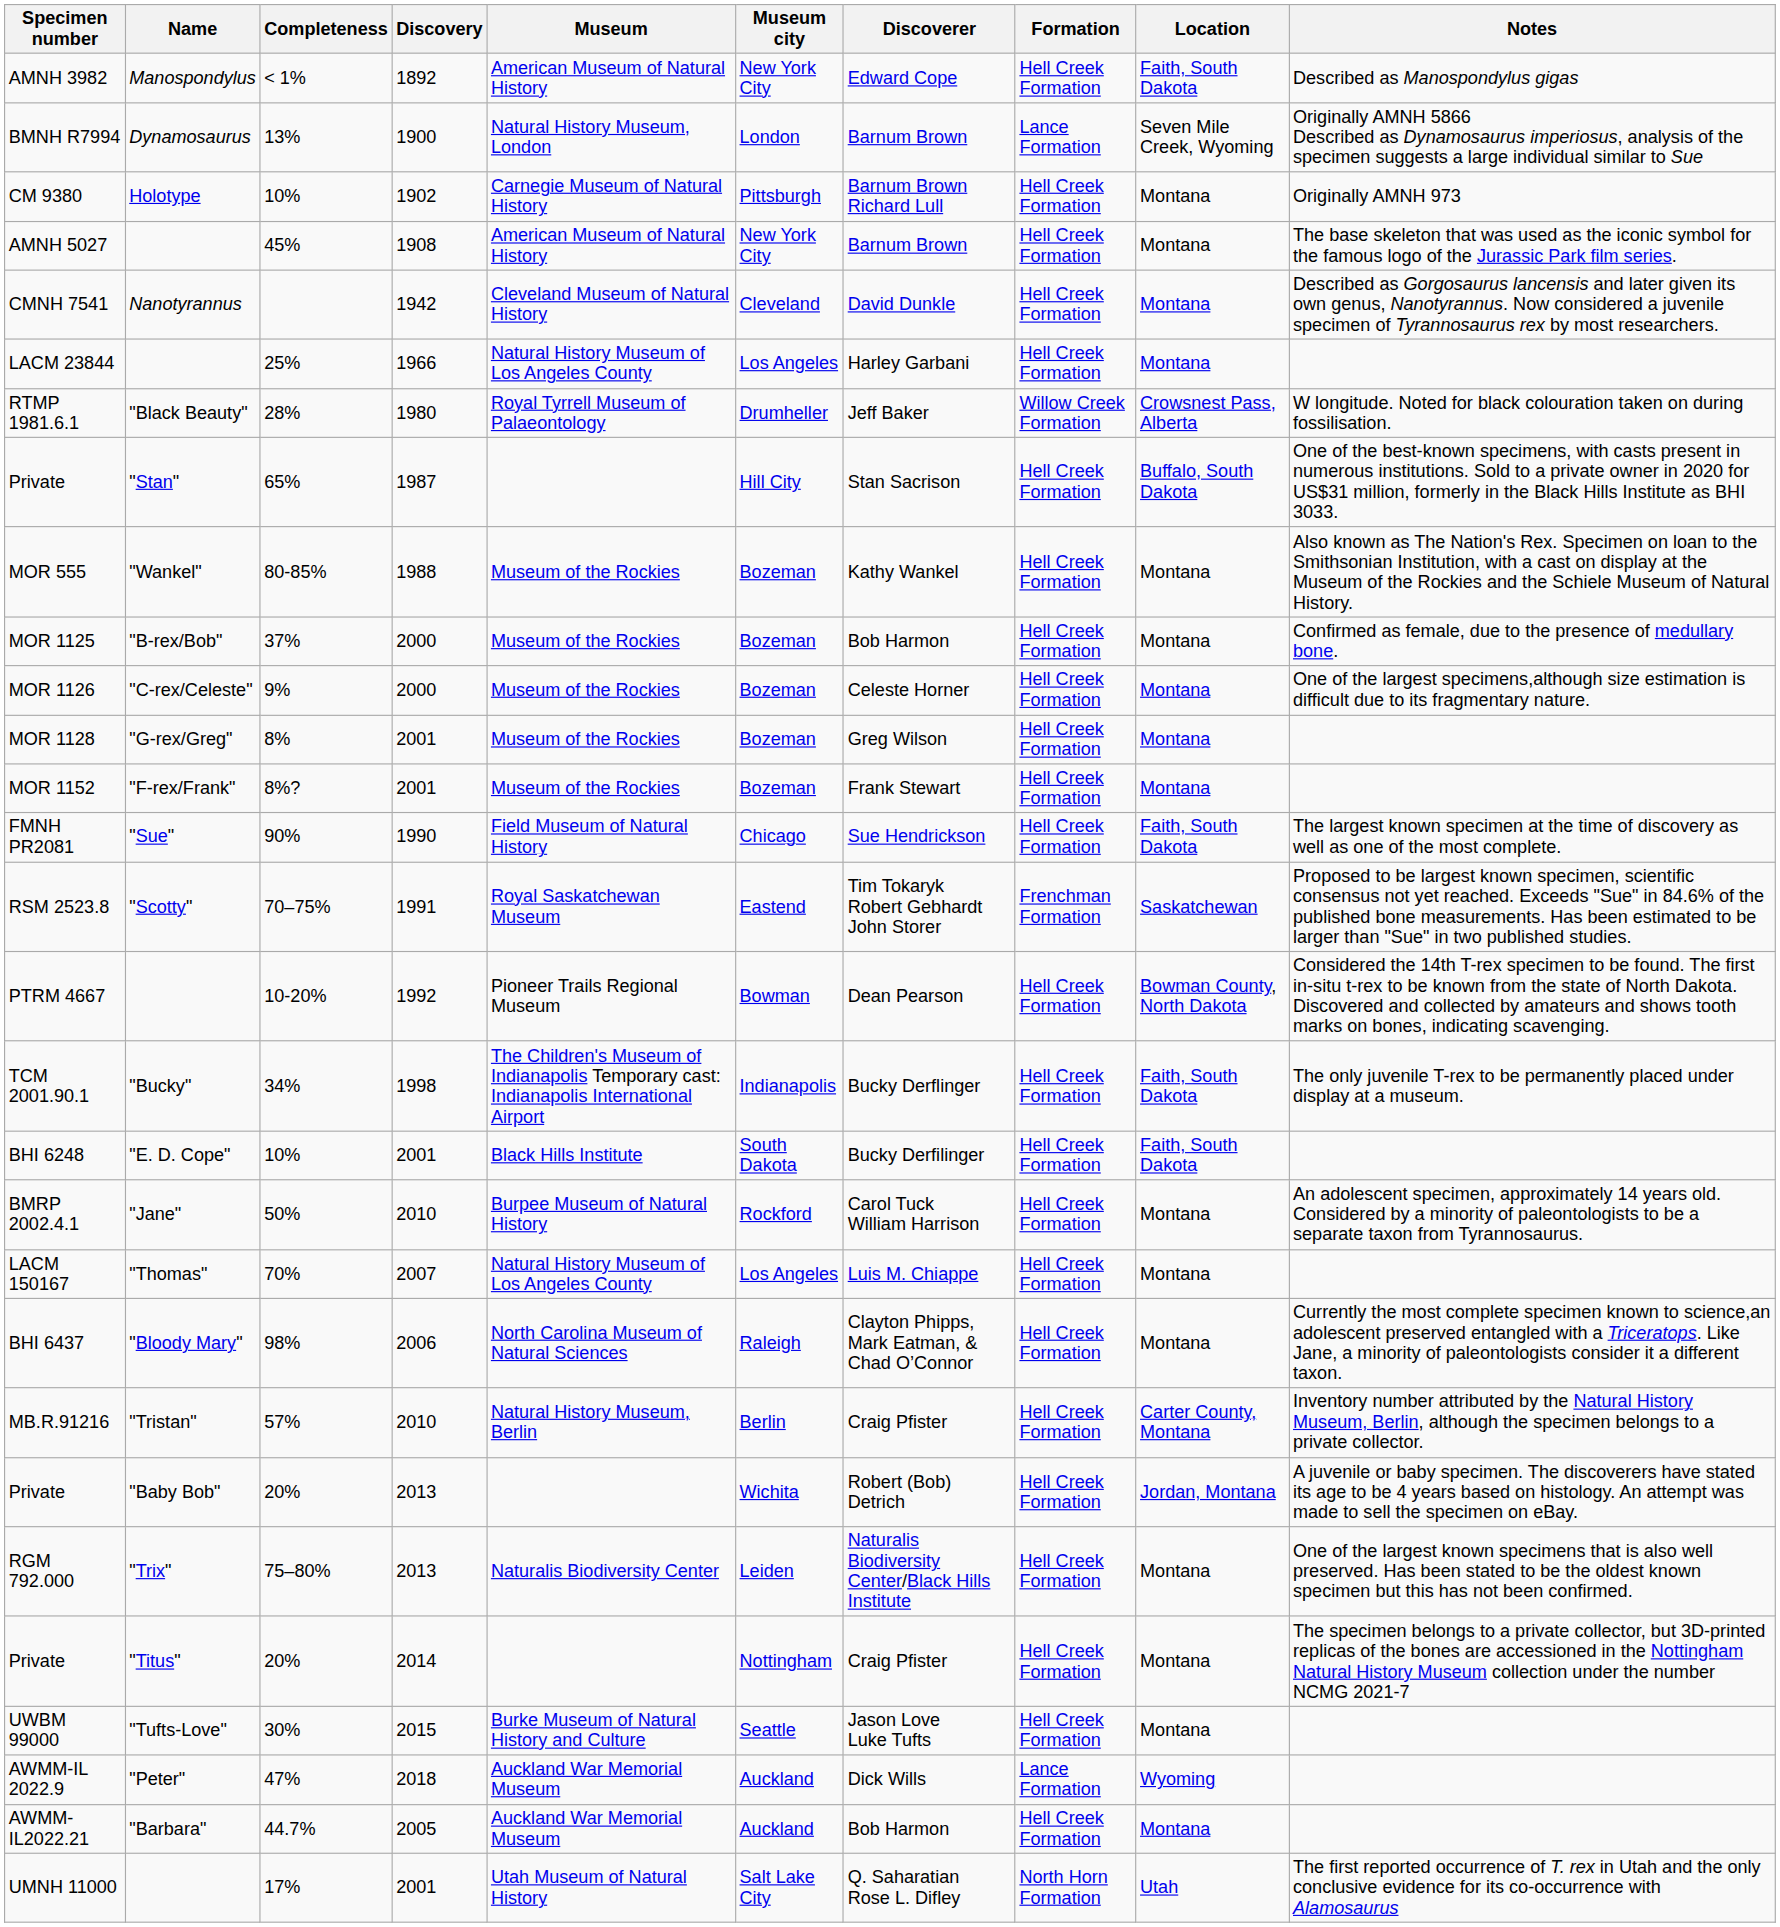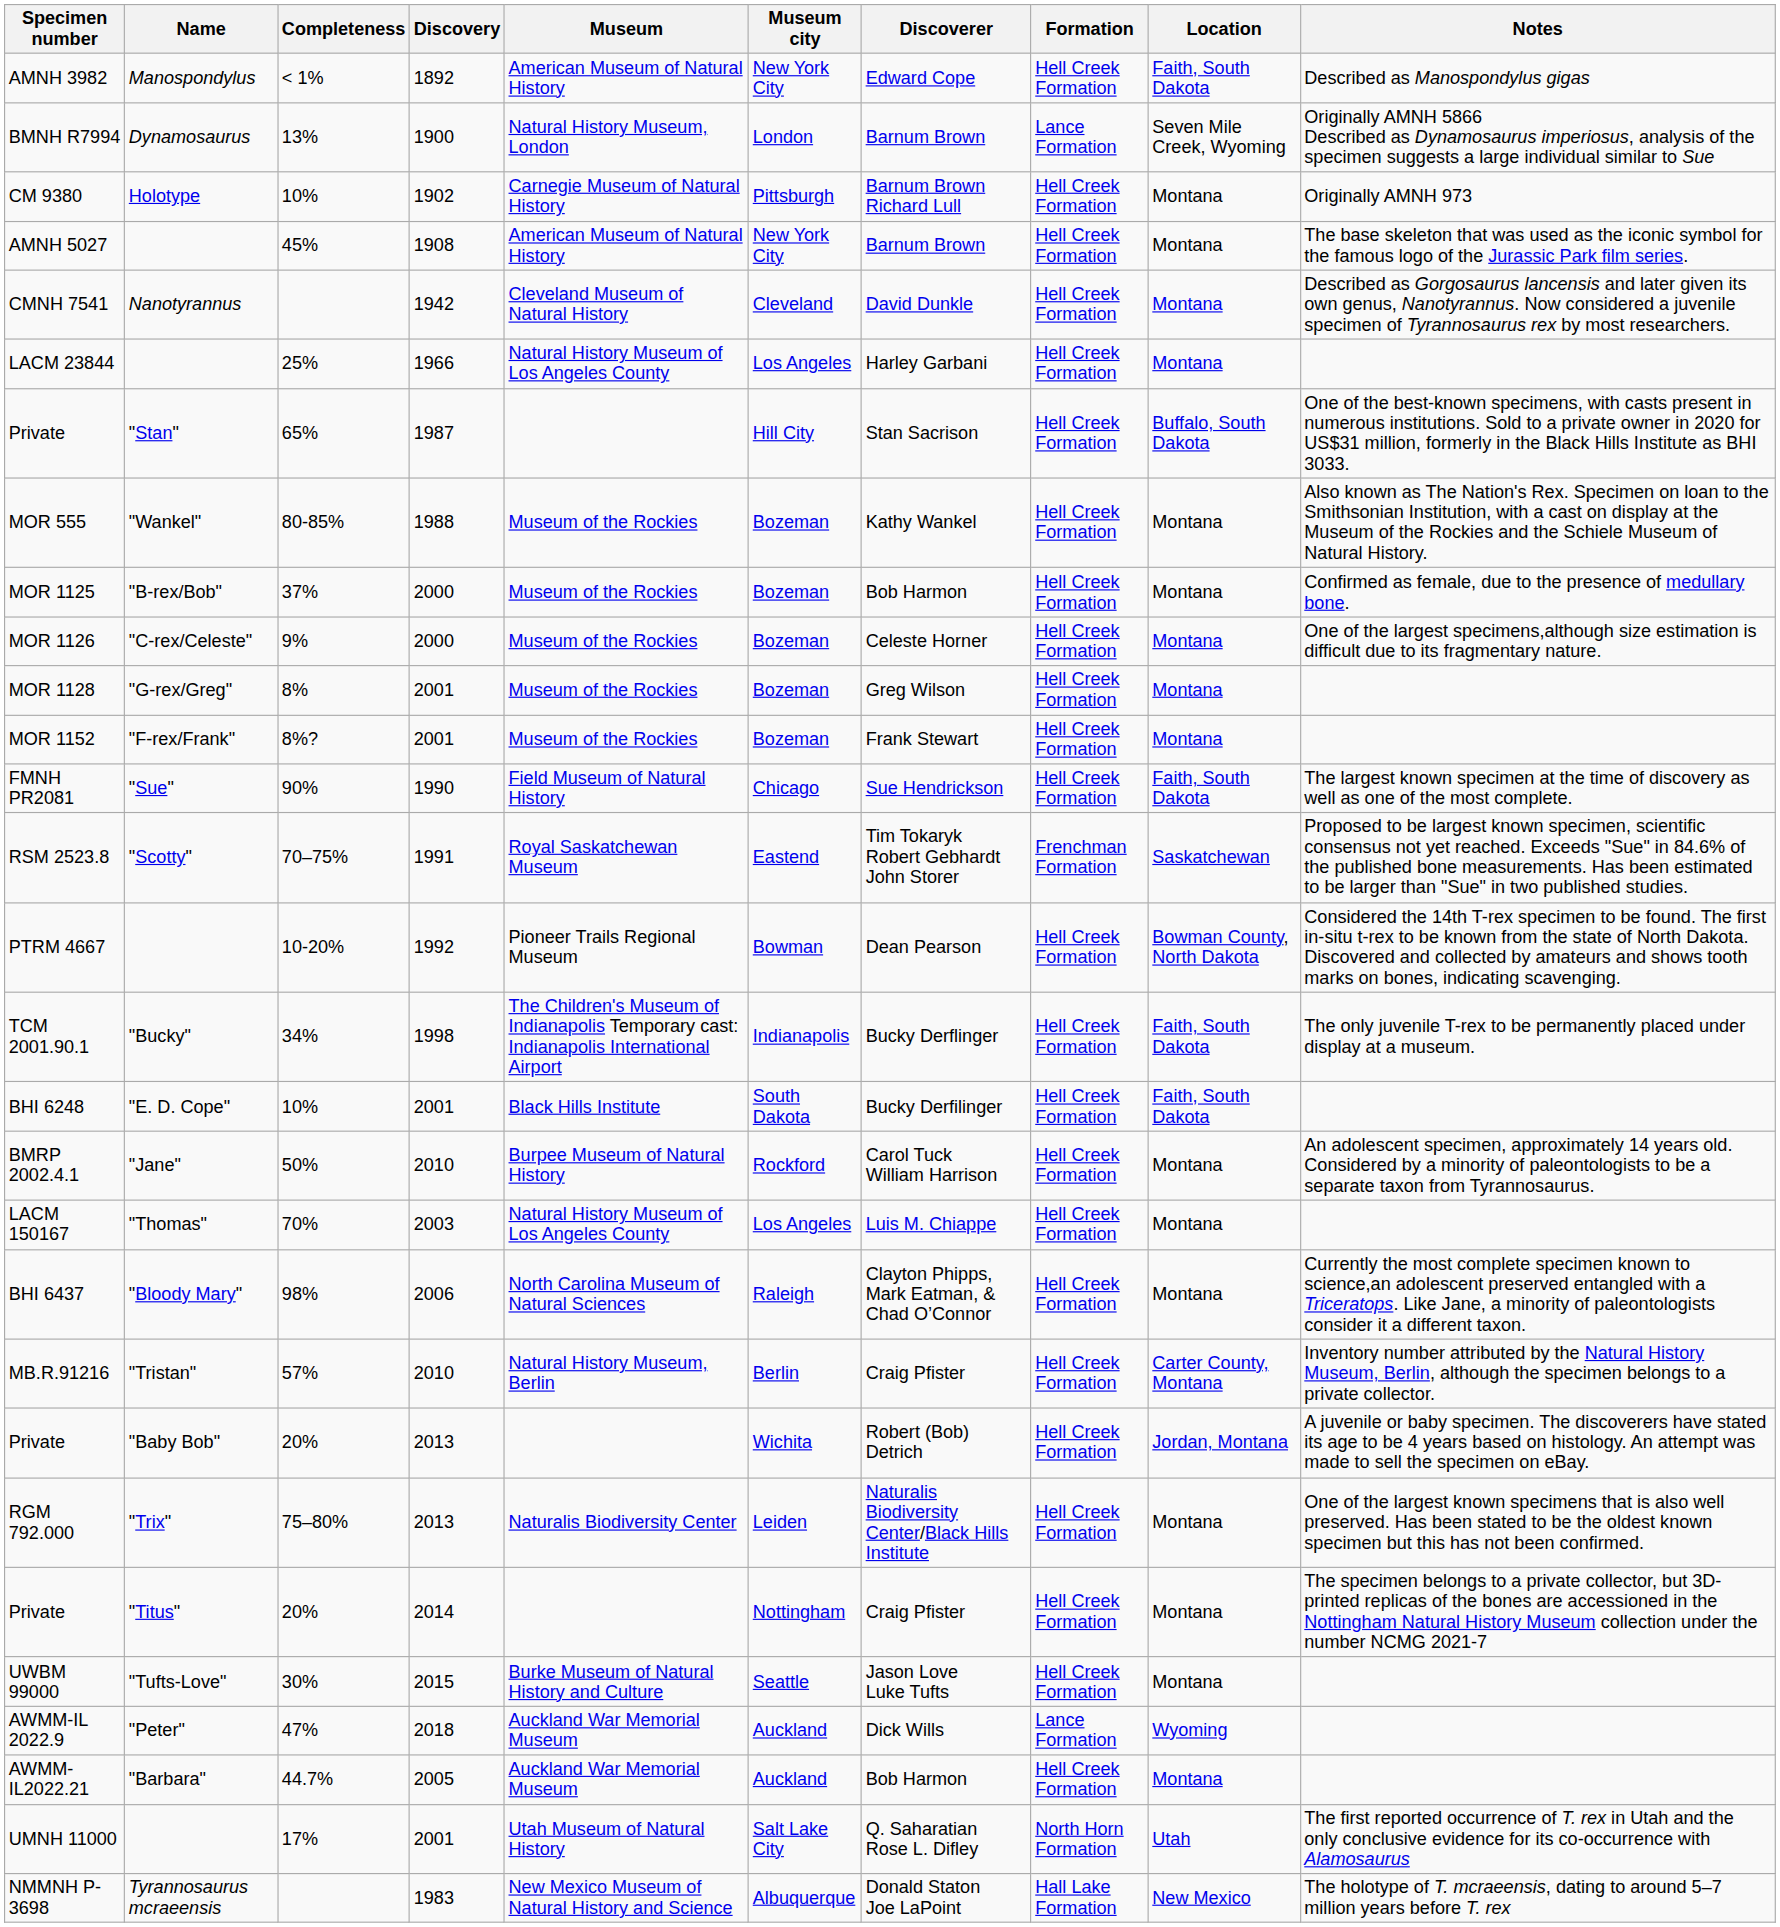- row: (44, 412)
(416, 1273) 2007 -> (434, 1224) 2003
+ row: (55, 1897)
